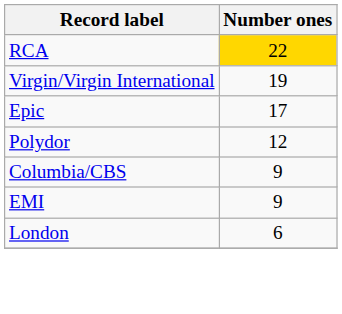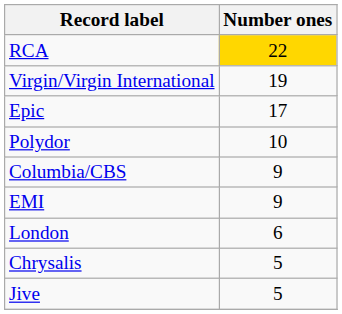(278, 141) 12 -> (278, 141) 10
+ row: (45, 263)
+ row: (24, 293)
